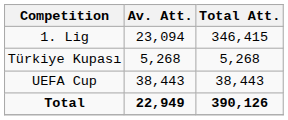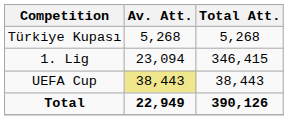rows swapped: (65, 38) <-> (65, 60)
(160, 82) no background -> (160, 82) khaki background
